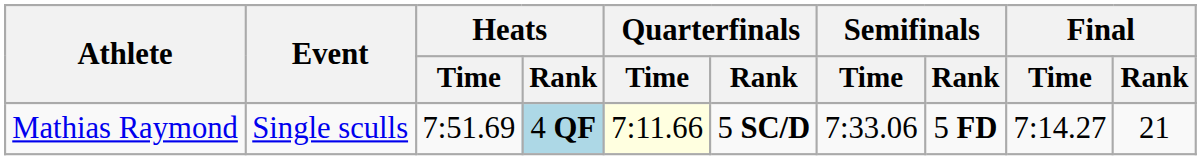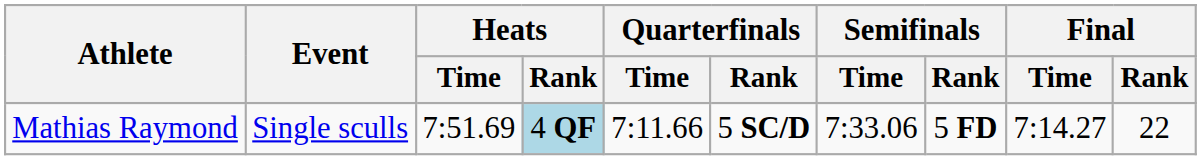(657, 128) lightyellow background -> (657, 128) no background
(1154, 128) 21 -> (1154, 128) 22
